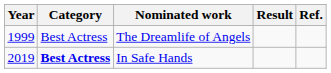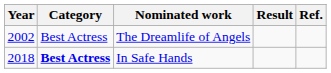(21, 36) 1999 -> (21, 36) 2002
(21, 57) 2019 -> (21, 57) 2018
